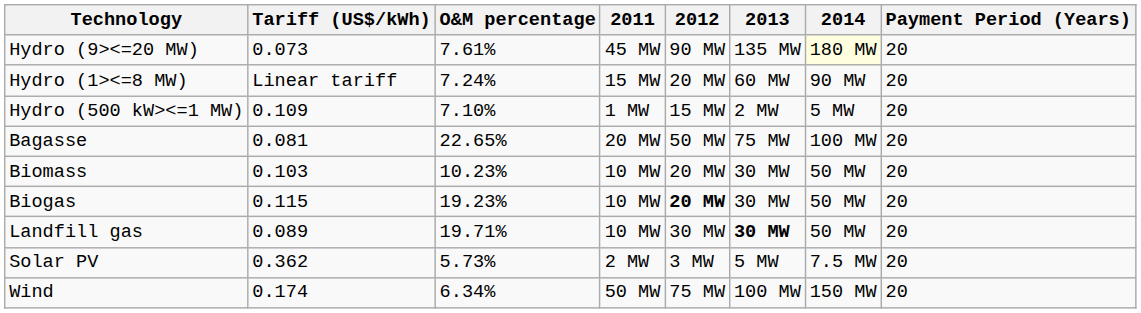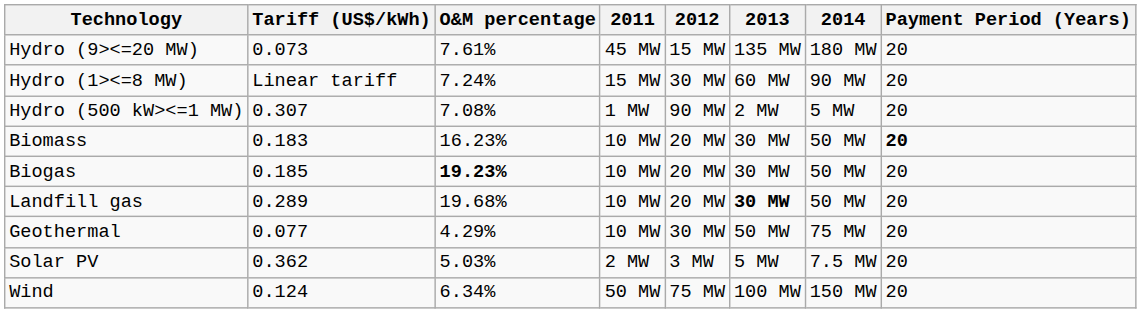(697, 50) 90 MW -> (697, 50) 15 MW
(843, 50) lightyellow background -> (843, 50) no background
(697, 80) 20 MW -> (697, 80) 30 MW
(280, 111) 0.109 -> (280, 111) 0.307
(468, 111) 7.10% -> (468, 111) 7.08%
(697, 111) 15 MW -> (697, 111) 90 MW
- row: (48, 141)
(280, 171) 0.103 -> (280, 141) 0.183
(473, 171) 10.23% -> (473, 141) 16.23%
(897, 171) normal -> (897, 141) bold
(280, 202) 0.115 -> (280, 171) 0.185
(473, 202) normal -> (473, 171) bold
(697, 202) bold -> (697, 171) normal
(280, 232) 0.089 -> (280, 202) 0.289
(473, 232) 19.71% -> (473, 202) 19.68%
(697, 232) 30 MW -> (697, 202) 20 MW
+ row: (65, 232)
(468, 262) 5.73% -> (468, 262) 5.03%
(280, 293) 0.174 -> (280, 293) 0.124
